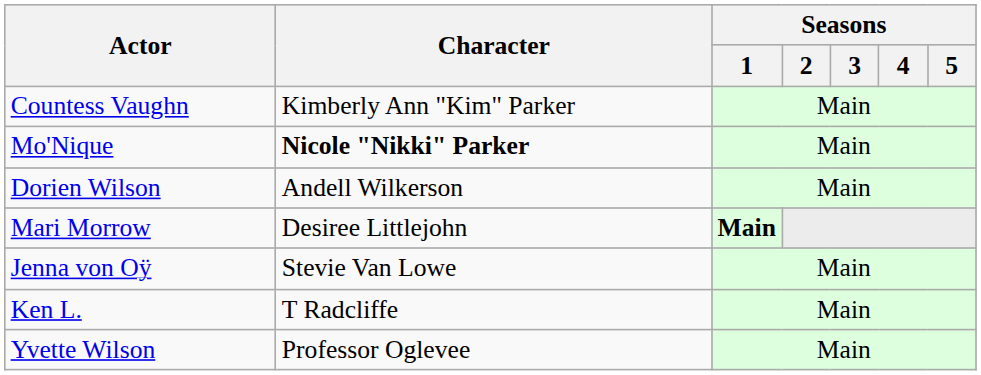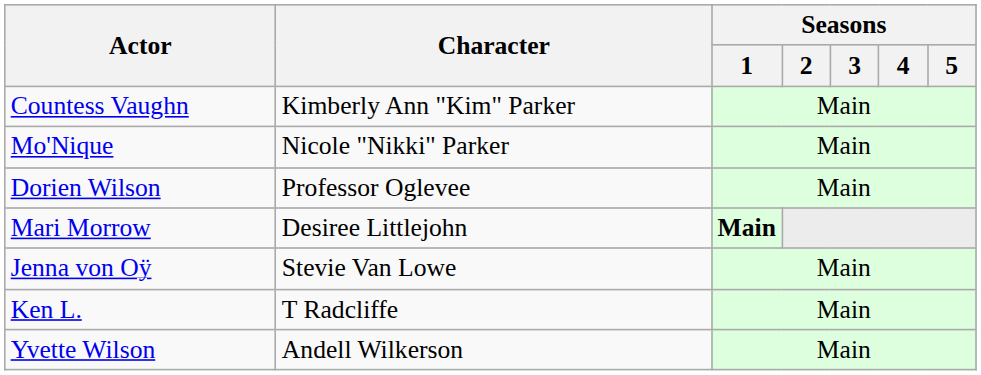(406, 146) bold -> (395, 146) normal
(372, 187) Andell Wilkerson -> (376, 187) Professor Oglevee
(376, 349) Professor Oglevee -> (372, 349) Andell Wilkerson
